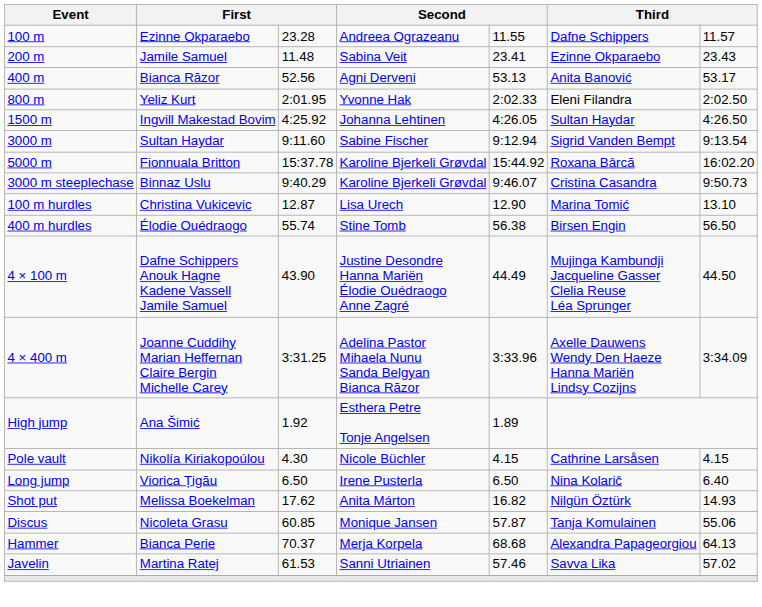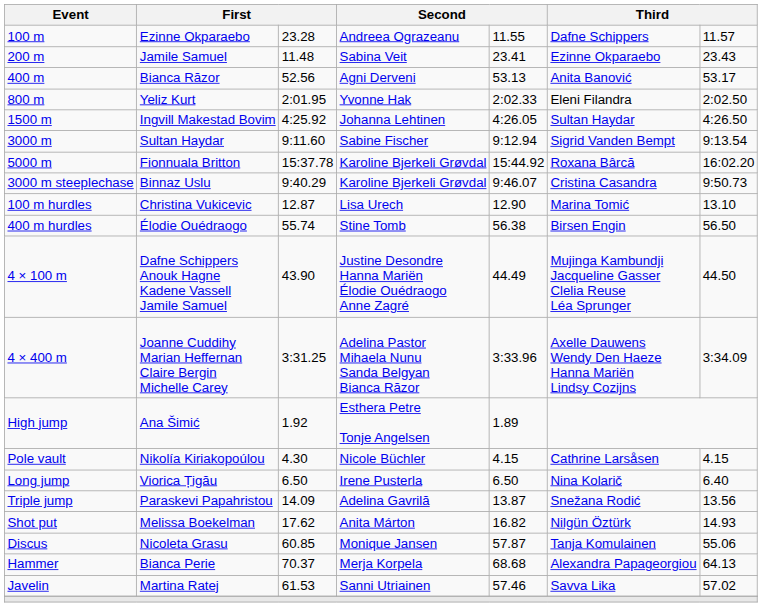+ row: (40, 501)
